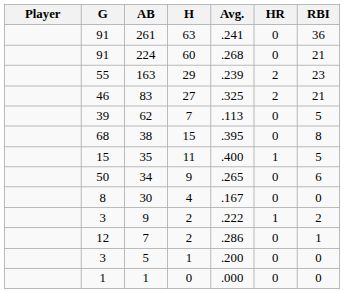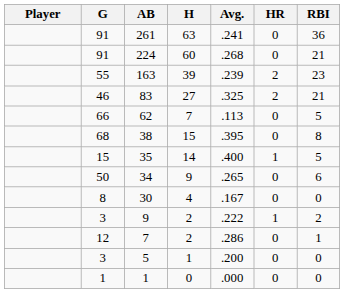(189, 75) 29 -> (189, 75) 39
(103, 116) 39 -> (103, 116) 66
(189, 156) 11 -> (189, 156) 14
